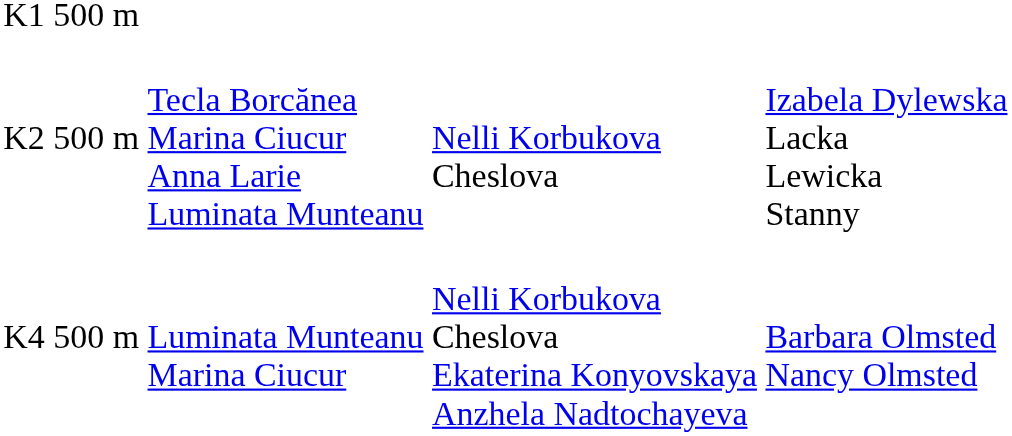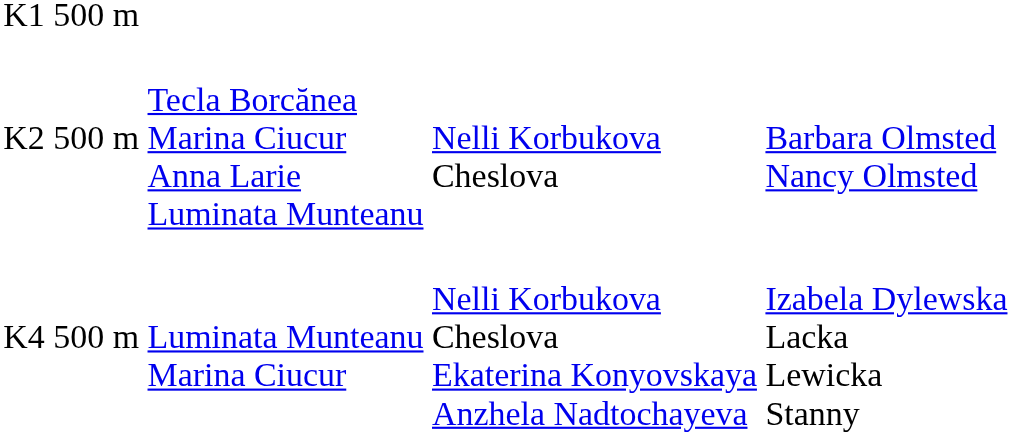(886, 156) Izabela Dylewska Lacka Lewicka Stanny -> (881, 156) Barbara Olmsted Nancy Olmsted
(881, 356) Barbara Olmsted Nancy Olmsted -> (886, 356) Izabela Dylewska Lacka Lewicka Stanny
